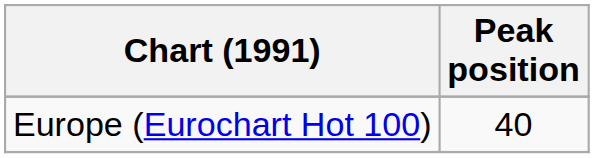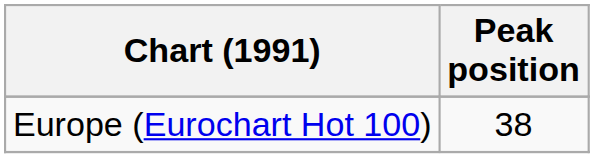(514, 123) 40 -> (514, 123) 38
